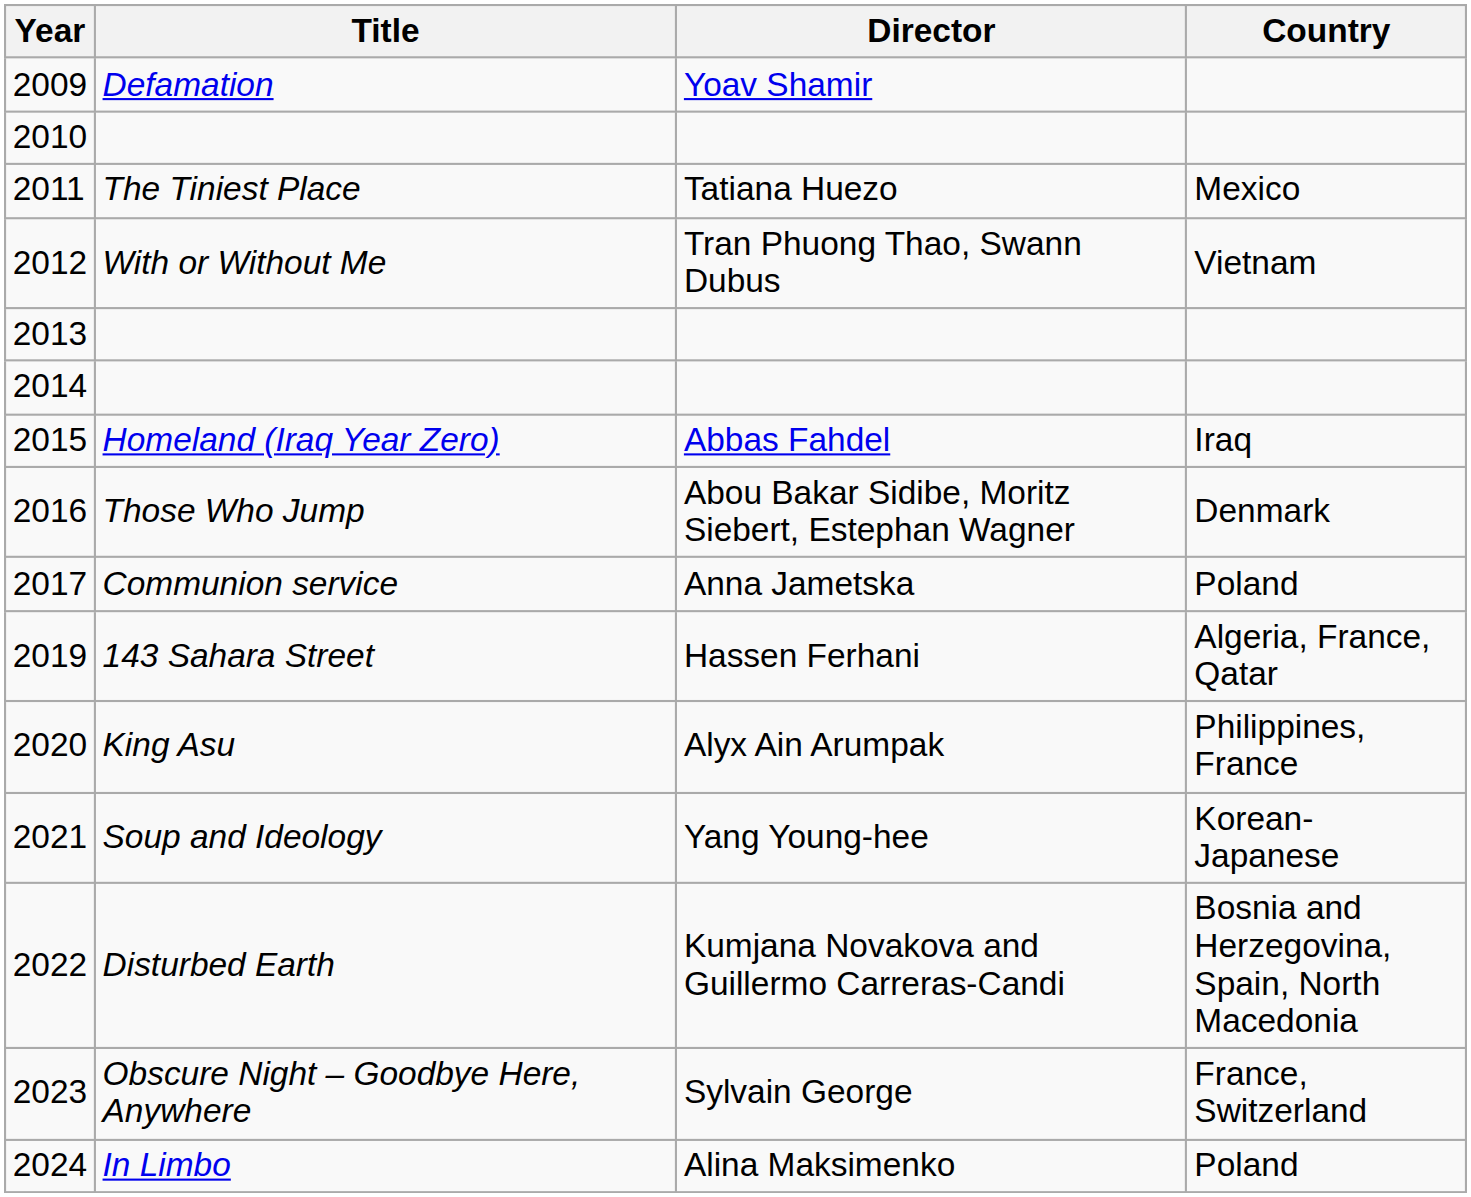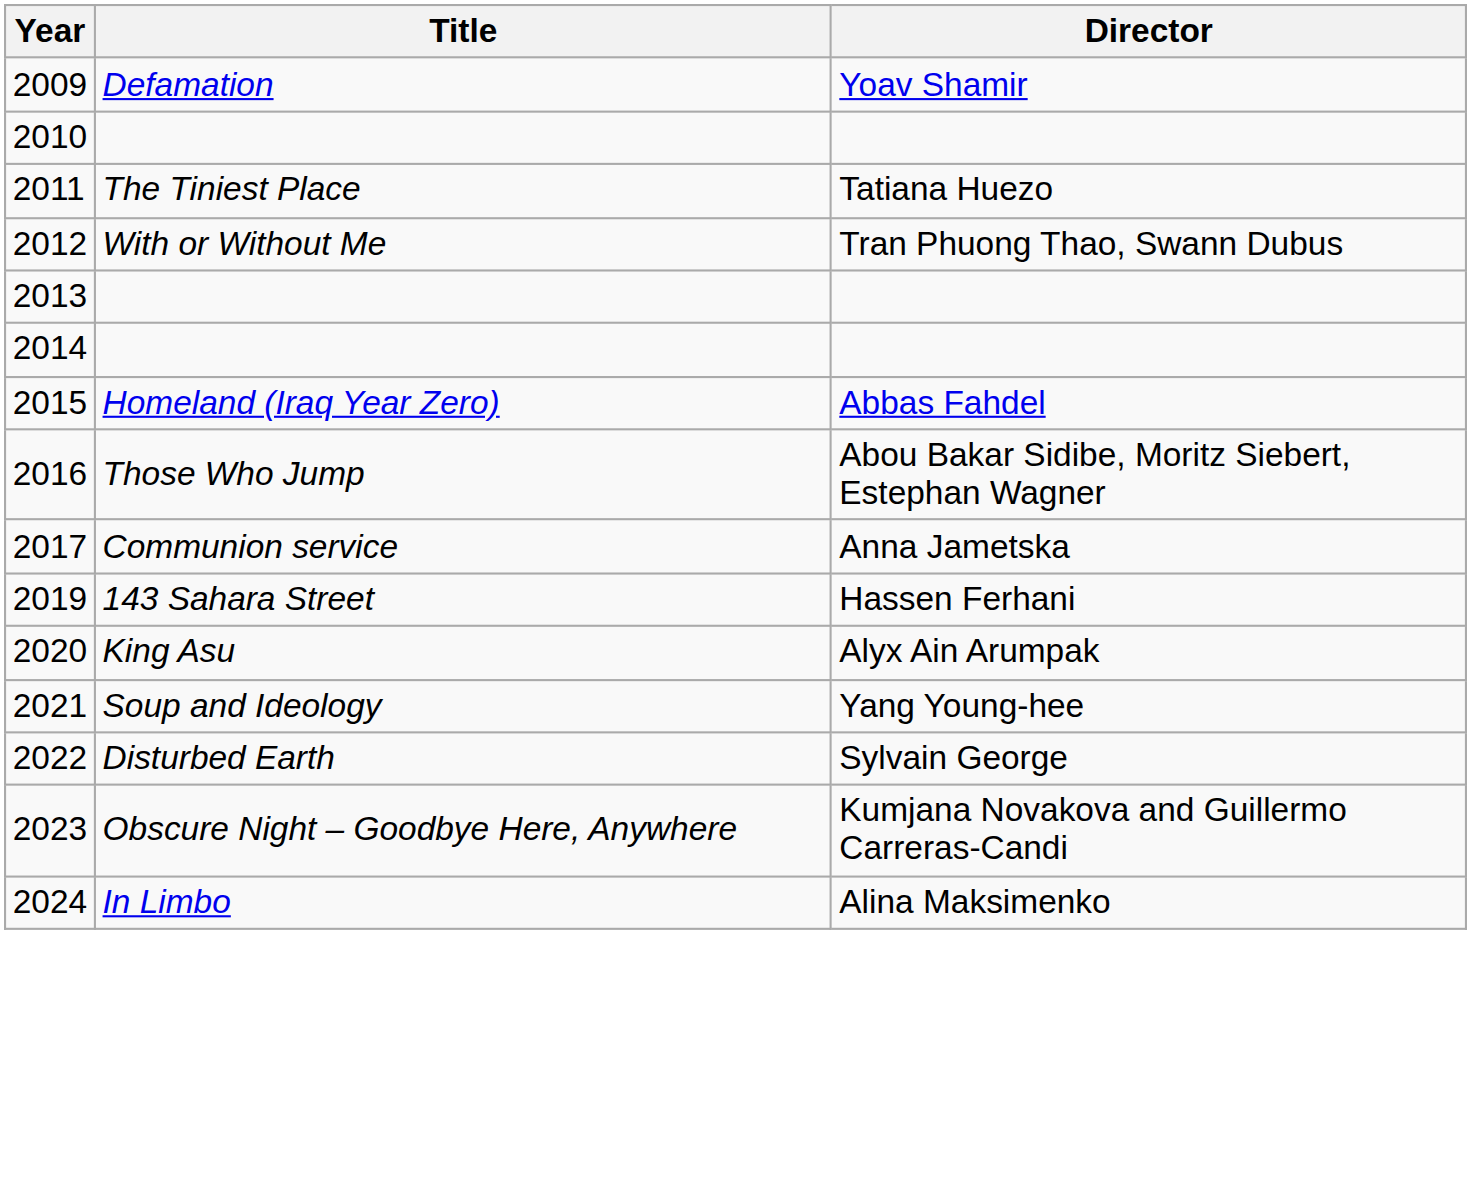- column: (1326, 31)
(874, 964) Kumjana Novakova and Guillermo Carreras-Candi -> (954, 758) Sylvain George
(798, 1093) Sylvain George -> (1093, 829) Kumjana Novakova and Guillermo Carreras-Candi
